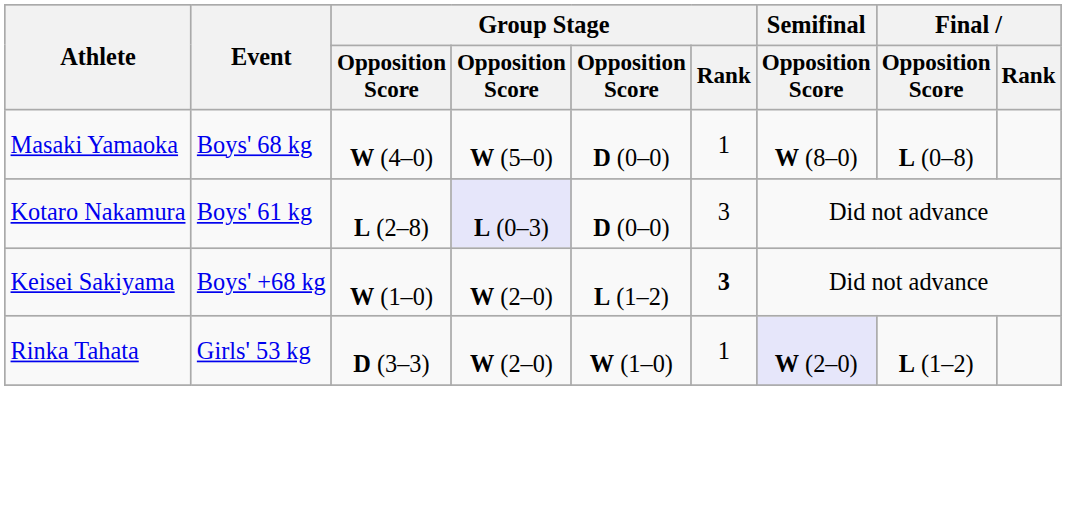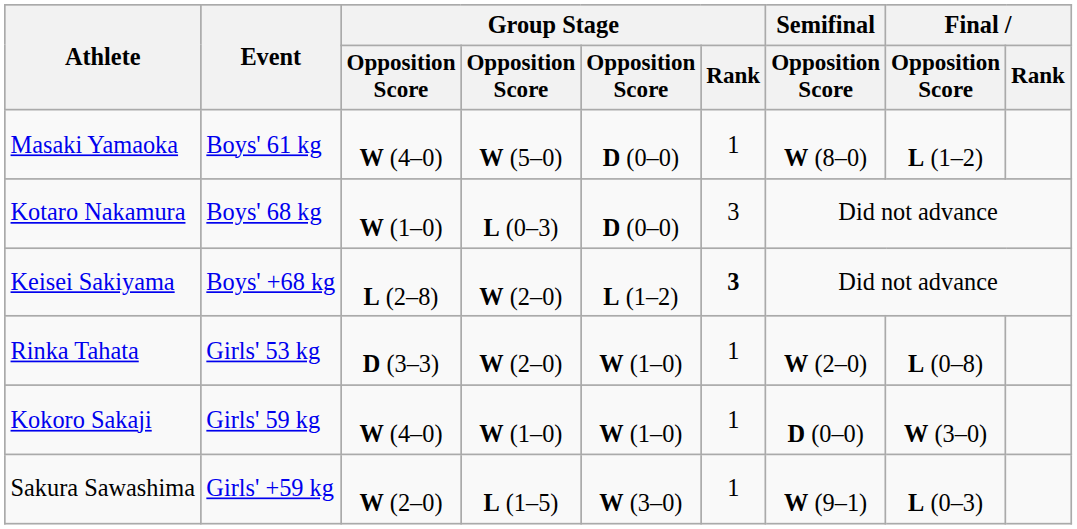(254, 144) Boys' 68 kg -> (264, 144) Boys' 61 kg
(936, 158) L (0–8) -> (946, 158) L (1–2)
(254, 213) Boys' 61 kg -> (264, 213) Boys' 68 kg
(391, 227) L (2–8) -> (401, 227) W (1–0)
(511, 227) lavender background -> (521, 227) no background
(391, 296) W (1–0) -> (401, 296) L (2–8)
(816, 365) lavender background -> (826, 365) no background
(936, 365) L (1–2) -> (946, 365) L (0–8)
+ row: (81, 419)
+ row: (103, 488)
